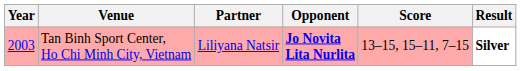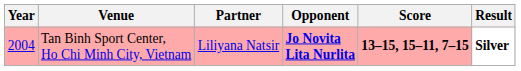(21, 46) 2003 -> (21, 46) 2004
(415, 46) normal -> (415, 46) bold
